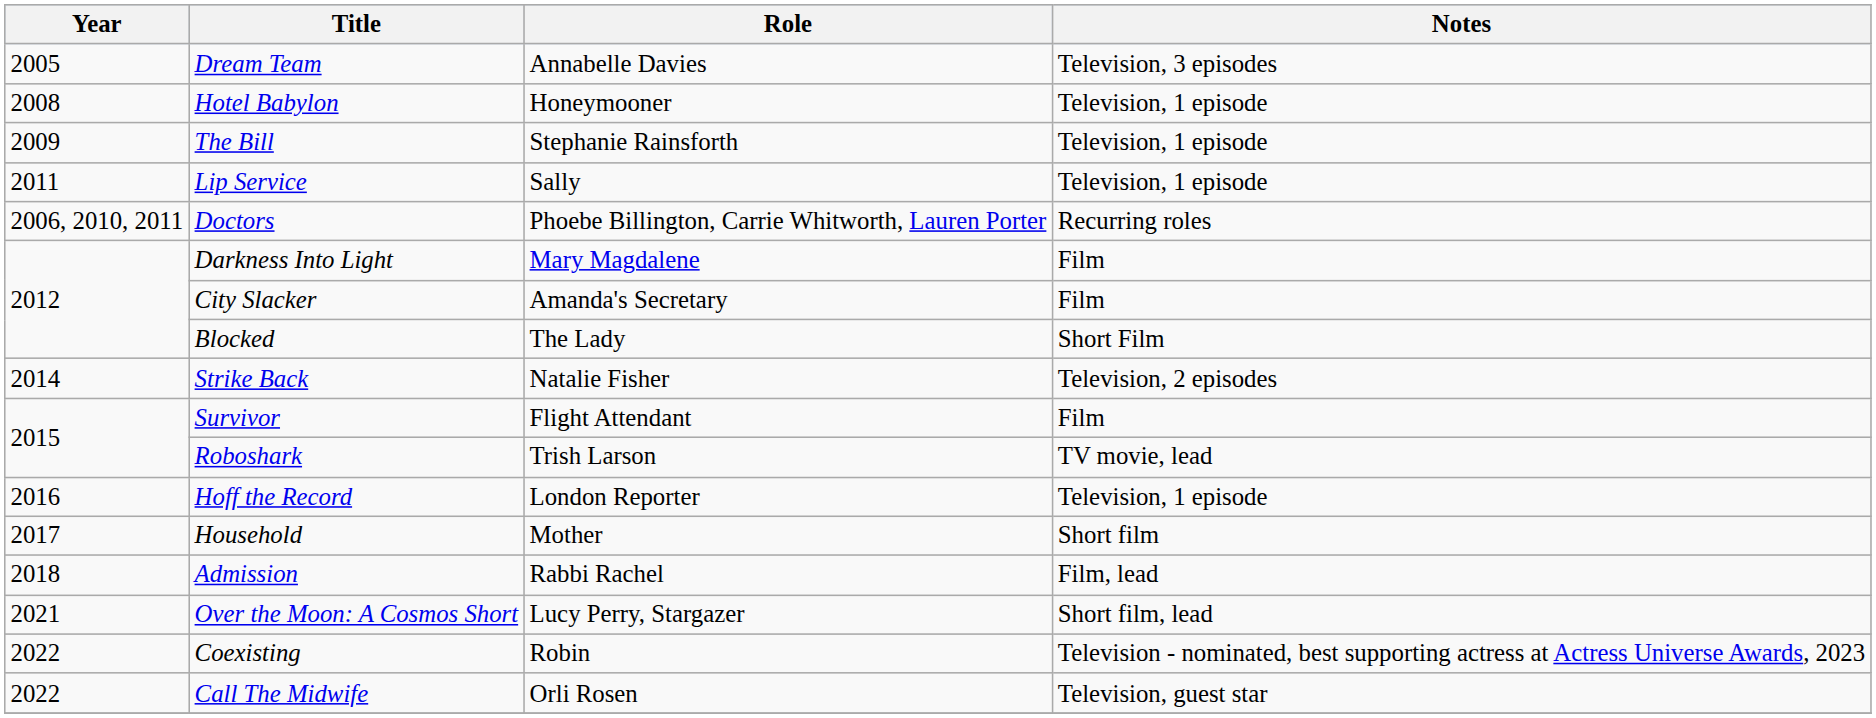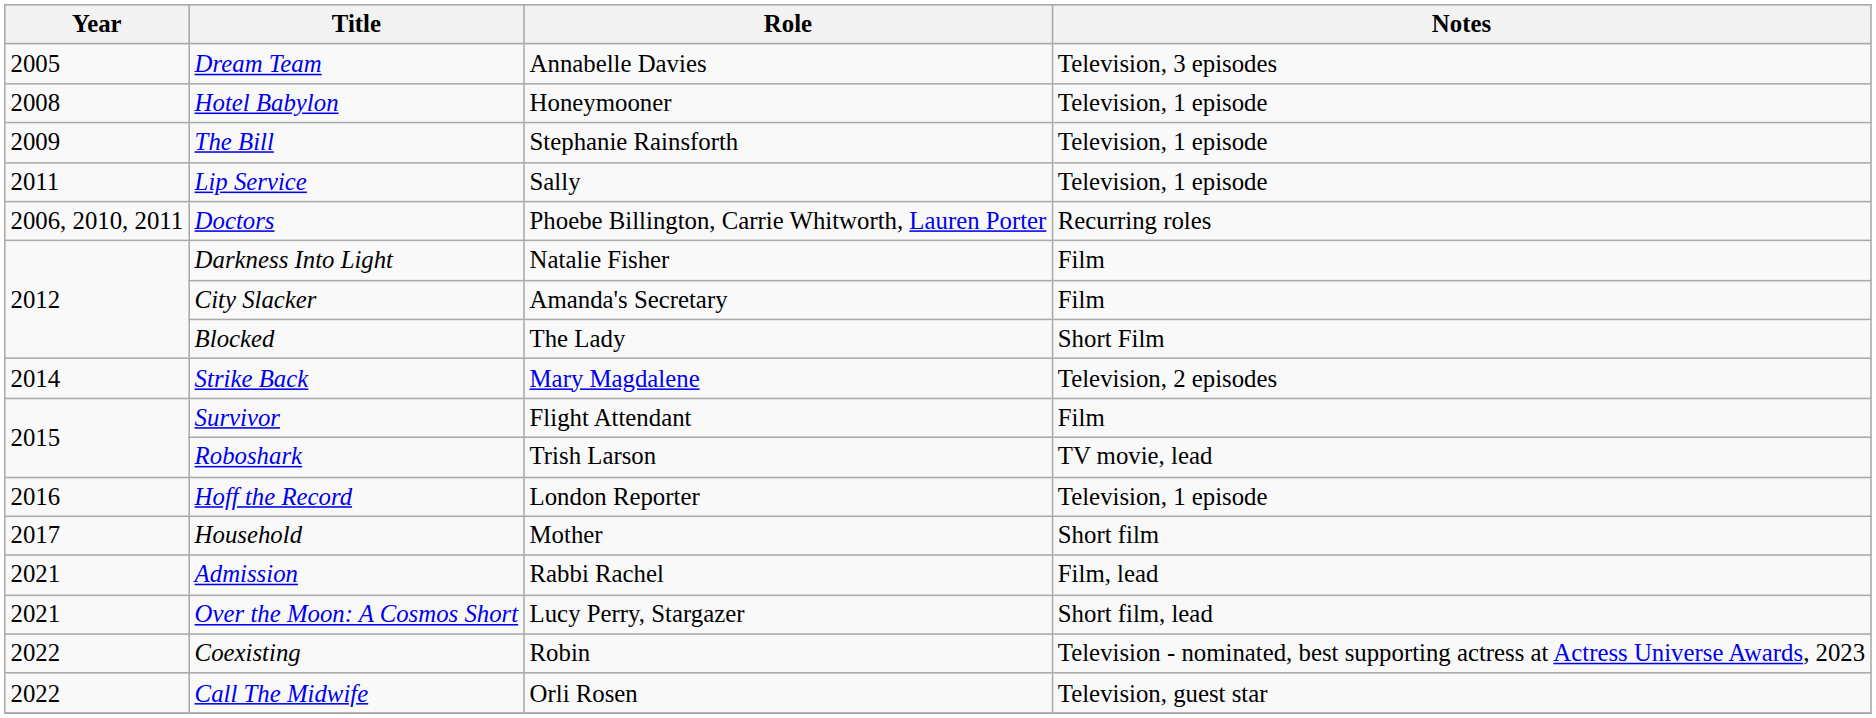(615, 260) Mary Magdalene -> (599, 260) Natalie Fisher
(599, 378) Natalie Fisher -> (615, 378) Mary Magdalene
(35, 574) 2018 -> (35, 574) 2021
